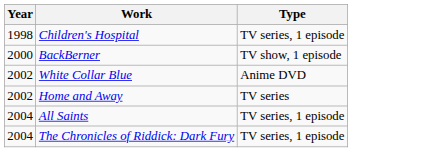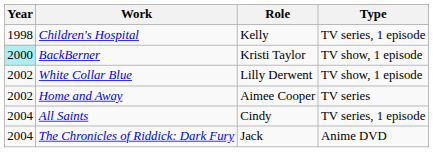+ column: (278, 14)
(20, 55) no background -> (20, 55) paleturquoise background
(273, 75) Anime DVD -> (372, 75) TV show, 1 episode
(292, 136) TV series, 1 episode -> (354, 136) Anime DVD
